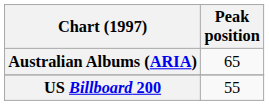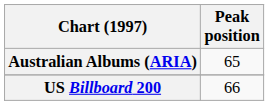(232, 87) 55 -> (232, 87) 66
